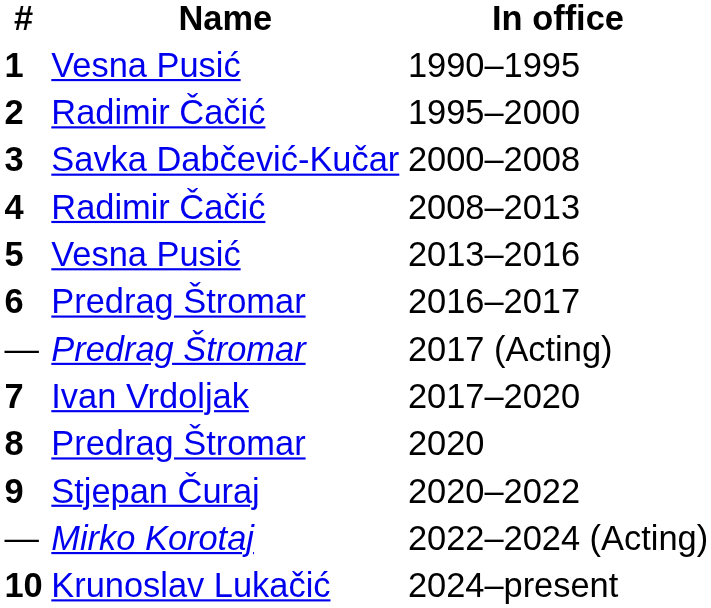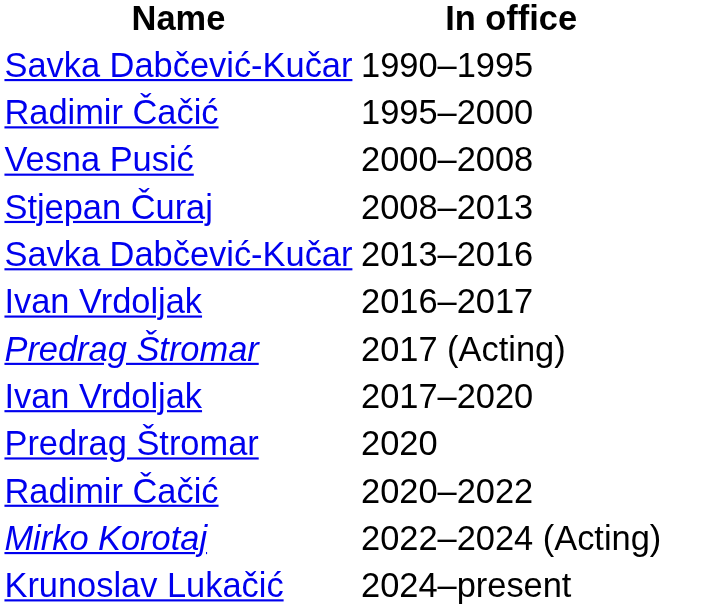- column: (24, 18)
(146, 65) Vesna Pusić -> (178, 65) Savka Dabčević-Kučar
(225, 160) Savka Dabčević-Kučar -> (99, 160) Vesna Pusić
(158, 207) Radimir Čačić -> (109, 207) Stjepan Čuraj
(146, 254) Vesna Pusić -> (178, 254) Savka Dabčević-Kučar
(178, 302) Predrag Štromar -> (103, 302) Ivan Vrdoljak
(156, 491) Stjepan Čuraj -> (111, 491) Radimir Čačić
